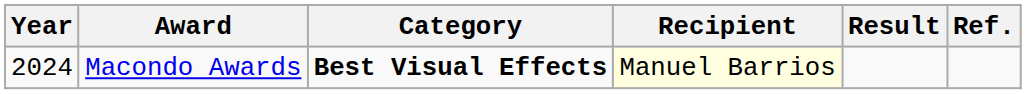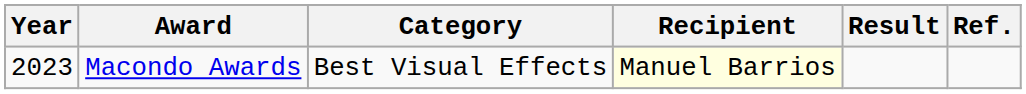(42, 68) 2024 -> (42, 68) 2023
(460, 68) bold -> (460, 68) normal
